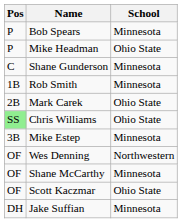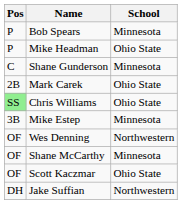- row: (53, 84)
(137, 208) Minnesota -> (144, 191) Northwestern
